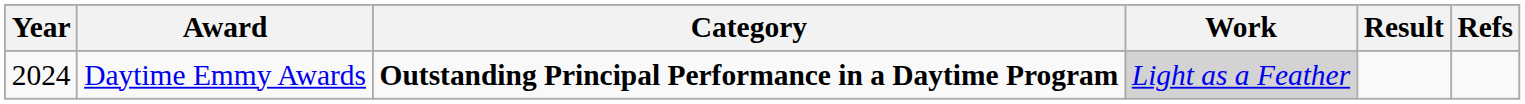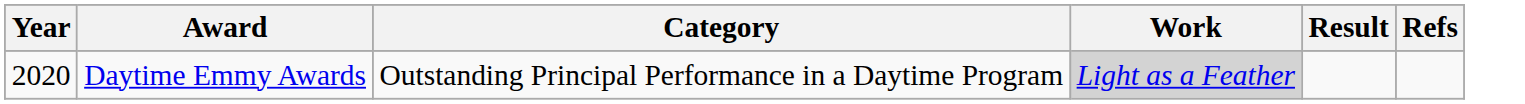(41, 74) 2024 -> (41, 74) 2020
(749, 74) bold -> (721, 74) normal
